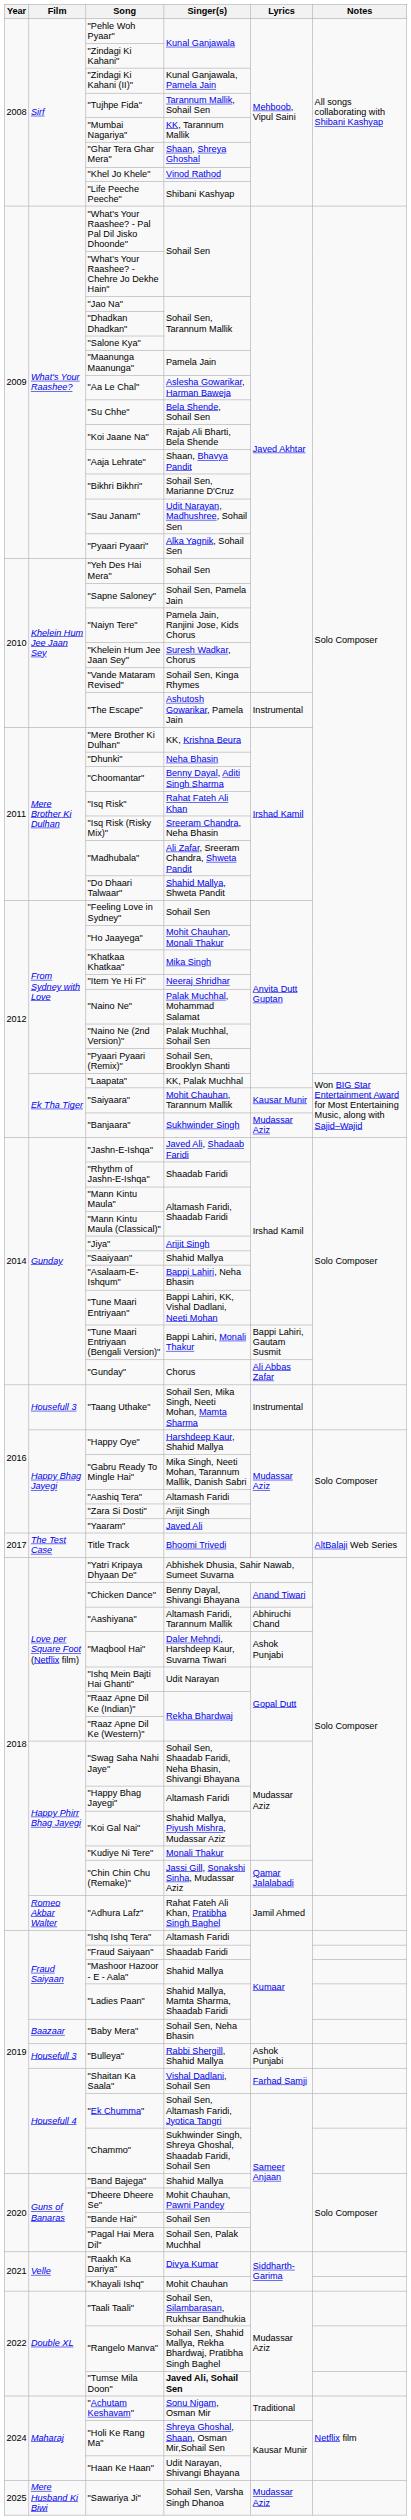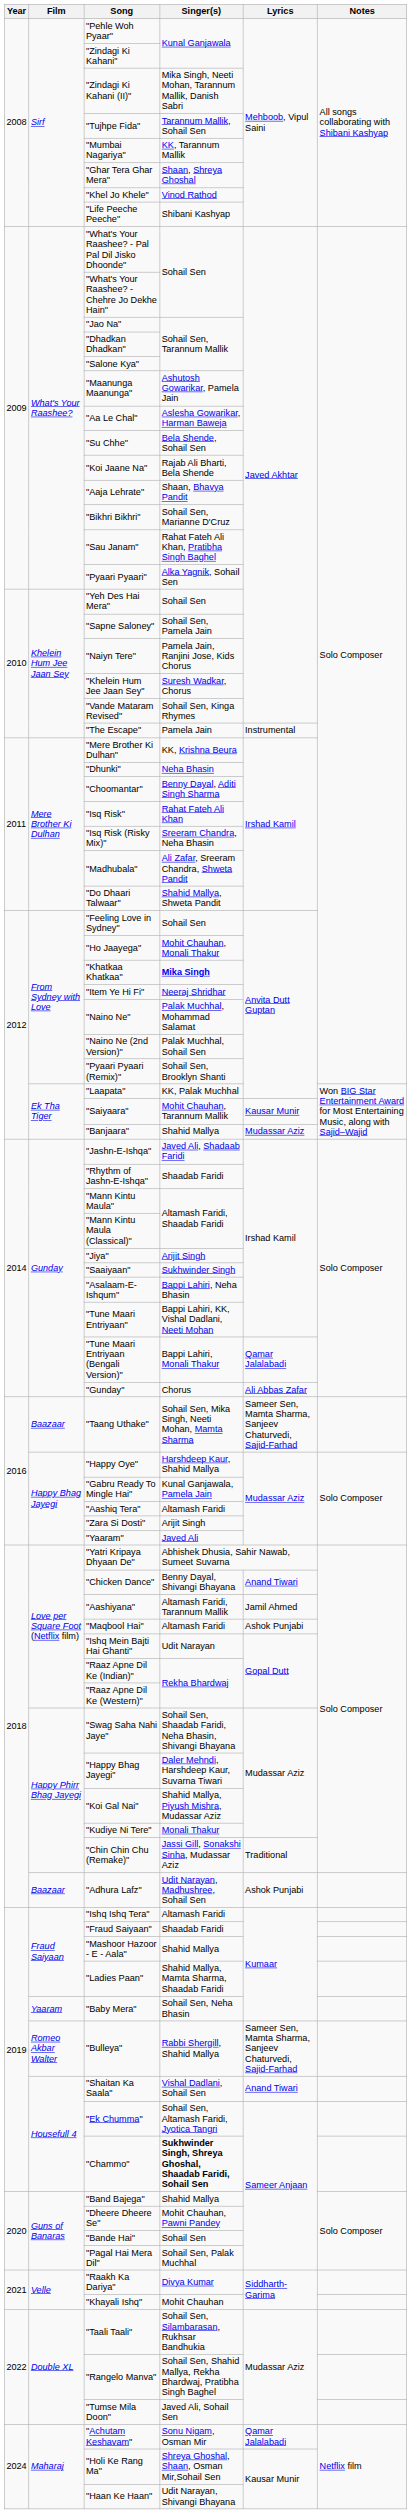(202, 80) Kunal Ganjawala, Pamela Jain -> (198, 91) Mika Singh, Neeti Mohan, Tarannum Mallik, Danish Sabri
(191, 362) Pamela Jain -> (200, 388) Ashutosh Gowarikar, Pamela Jain
(207, 516) Udit Narayan, Madhushree, Sohail Sen -> (193, 547) Rahat Fateh Ali Khan, Pratibha Singh Baghel
(204, 710) Ashutosh Gowarikar, Pamela Jain -> (187, 730) Pamela Jain
(189, 962) normal -> (186, 972) bold
(203, 1125) Sukhwinder Singh -> (190, 1131) Shahid Mallya
(195, 1258) Shahid Mallya -> (198, 1270) Sukhwinder Singh
(278, 1342) Bappi Lahiri, Gautam Susmit -> (266, 1359) Qamar Jalalabadi
(54, 1407) Housefull 3 -> (48, 1424) Baazaar
(278, 1407) Instrumental -> (278, 1424) Sameer Sen, Mamta Sharma, Sanjeev Chaturvedi, Sajid-Farhad
(206, 1472) Mika Singh, Neeti Mohan, Tarannum Mallik, Danish Sabri -> (197, 1489) Kunal Ganjawala, Pamela Jain
- row: (108, 1545)
(272, 1619) Abhiruchi Chand -> (271, 1607) Jamil Ahmed
(200, 1649) Daler Mehndi, Harshdeep Kaur, Suvarna Tiwari -> (193, 1626) Altamash Faridi
(198, 1798) Altamash Faridi -> (196, 1770) Daler Mehndi, Harshdeep Kaur, Suvarna Tiwari
(273, 1878) Qamar Jalalabadi -> (266, 1855) Traditional
(46, 1913) Romeo Akbar Walter -> (48, 1890) Baazaar
(197, 1913) Rahat Fateh Ali Khan, Pratibha Singh Baghel -> (190, 1890) Udit Narayan, Madhushree, Sohail Sen
(279, 1913) Jamil Ahmed -> (274, 1890) Ashok Punjabi
(48, 2031) Baazaar -> (47, 2008) Yaaram
(54, 2056) Housefull 3 -> (46, 2048) Romeo Akbar Walter
(268, 2056) Ashok Punjabi -> (278, 2048) Sameer Sen, Mamta Sharma, Sanjeev Chaturvedi, Sajid-Farhad
(280, 2081) Farhad Samji -> (271, 2088) Anand Tiwari
(204, 2151) normal -> (196, 2164) bold
(202, 2383) bold -> (195, 2412) normal
(274, 2408) Traditional -> (266, 2436) Qamar Jalalabadi
- row: (114, 2498)
